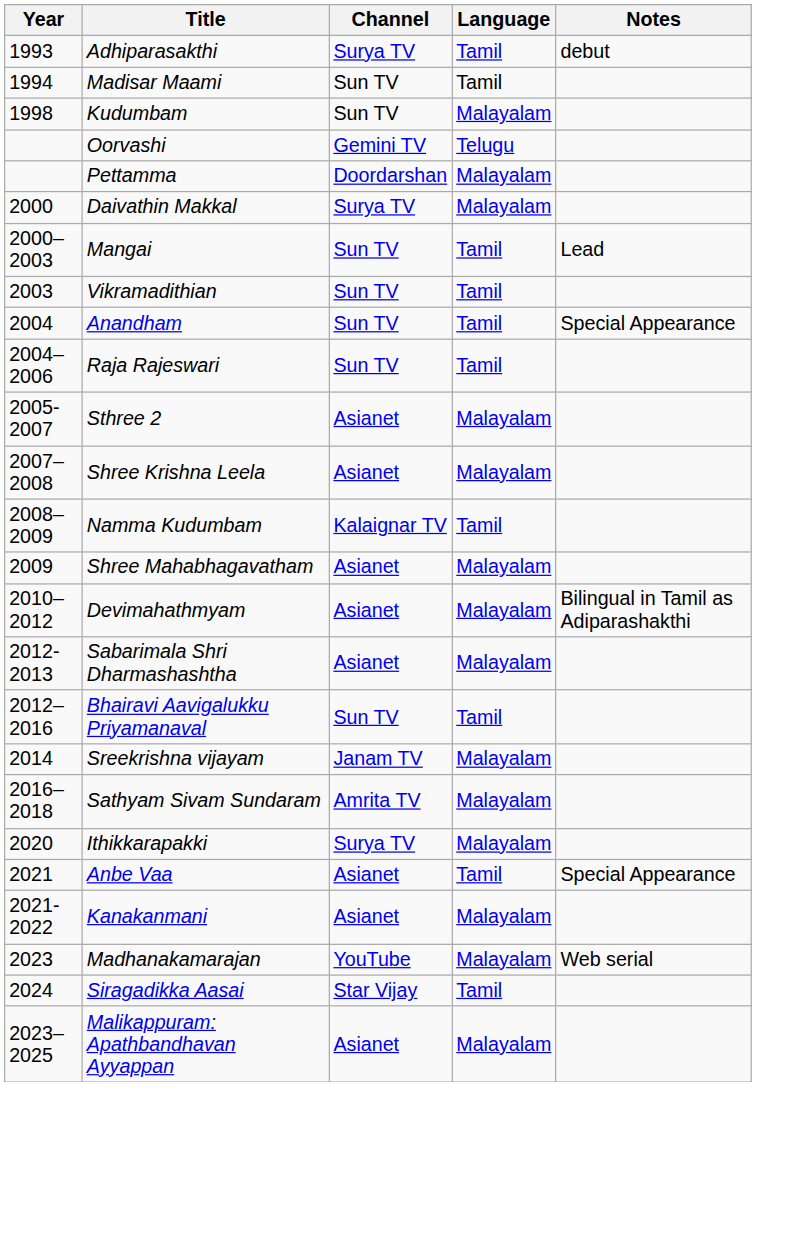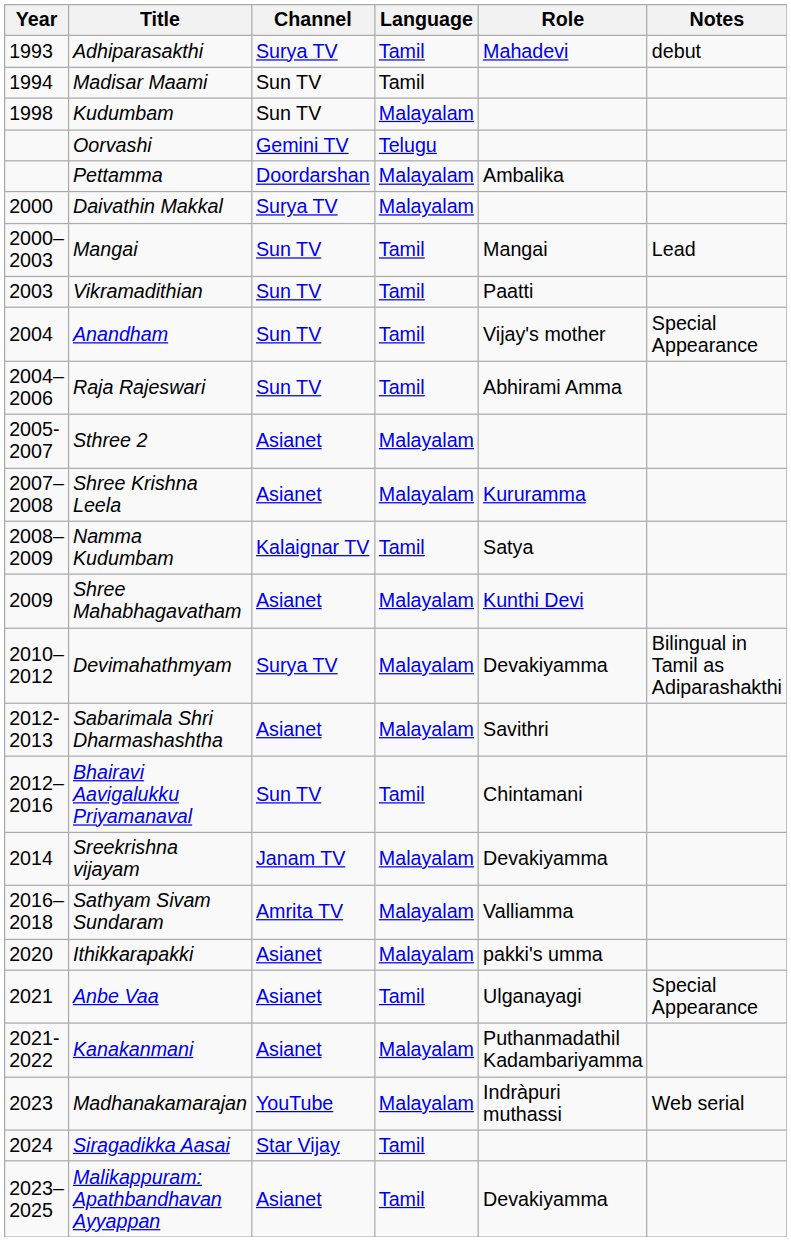+ column: (563, 20)
(366, 610) Asianet -> (297, 665) Surya TV
(374, 843) Surya TV -> (289, 954) Asianet
(504, 1043) Malayalam -> (402, 1198) Tamil
